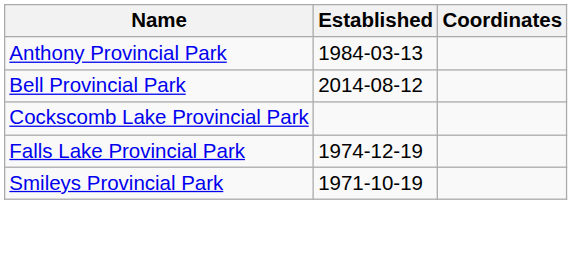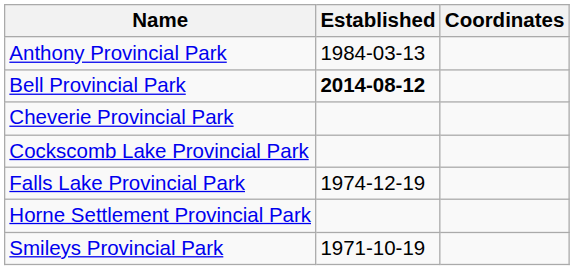(371, 85) normal -> (373, 85) bold
+ row: (121, 118)
+ row: (160, 215)
